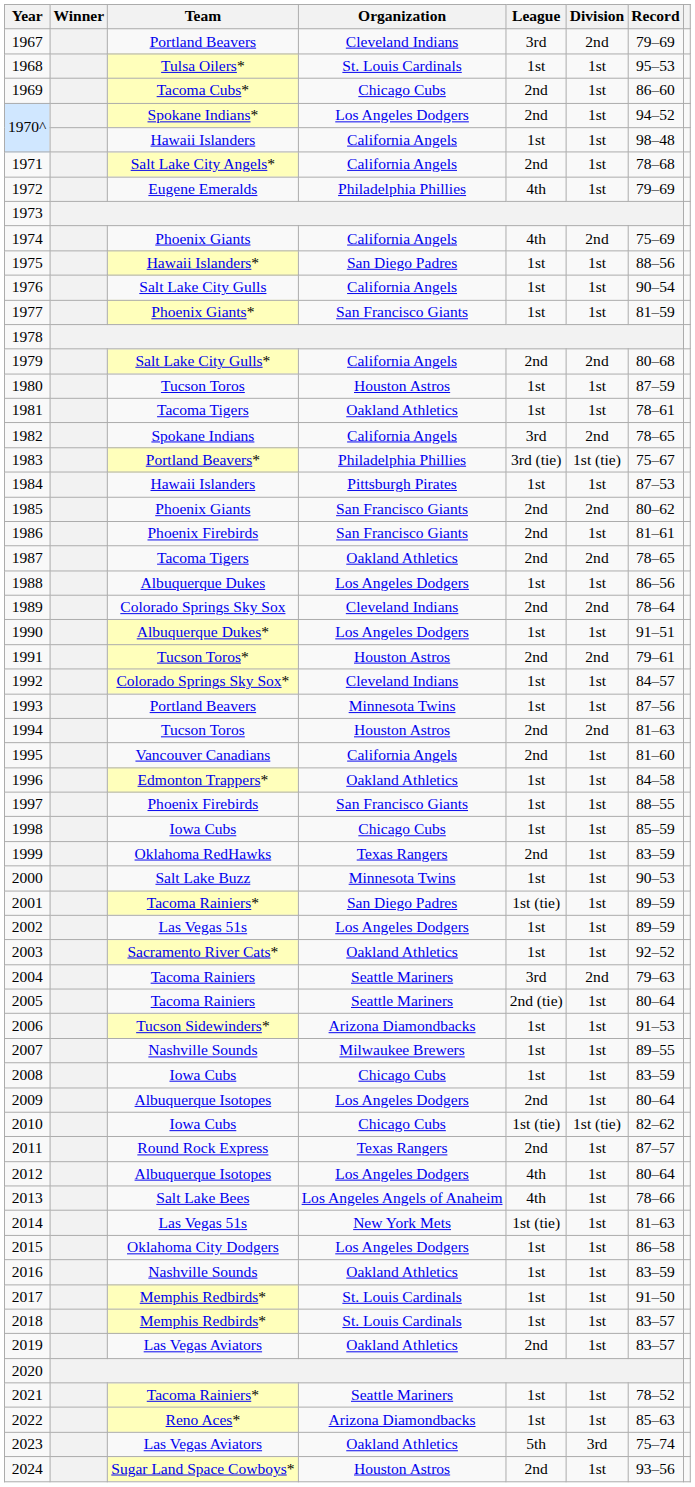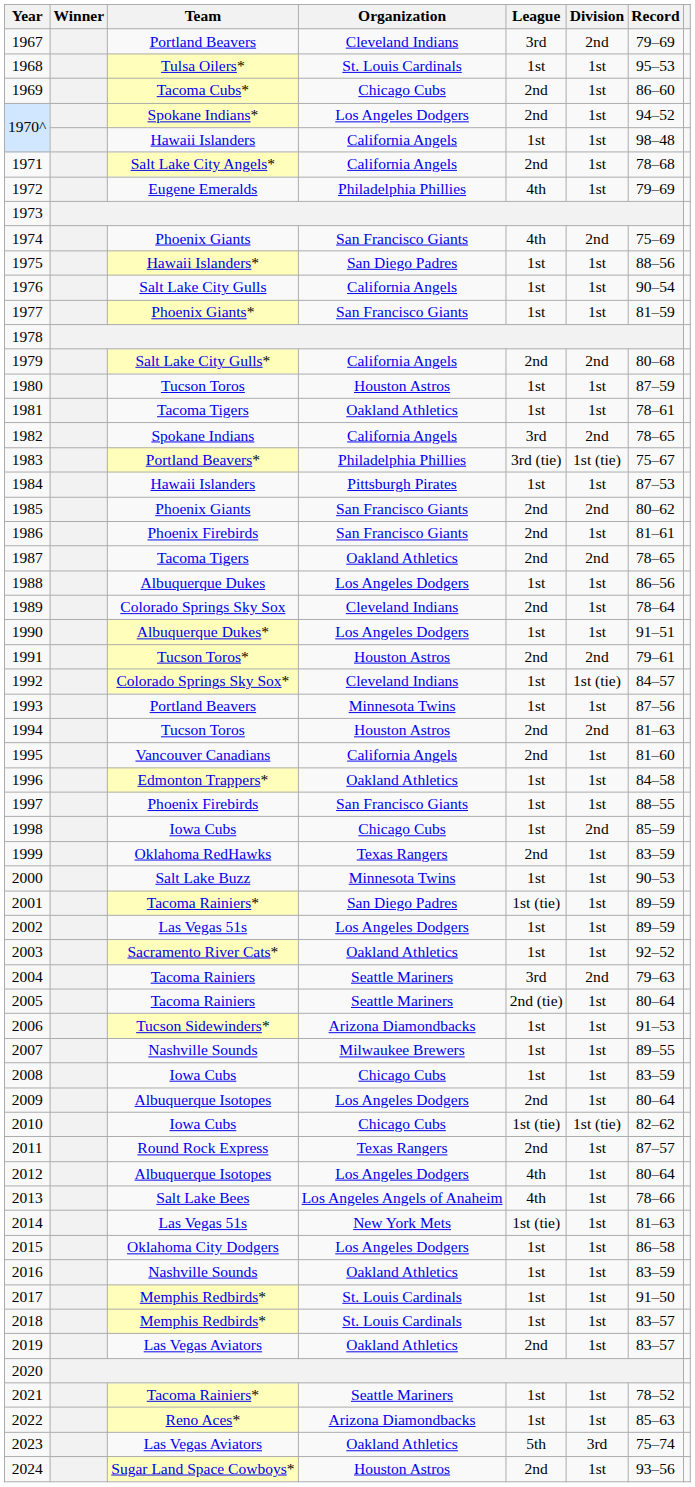(402, 238) California Angels -> (402, 238) San Francisco Giants
(597, 607) 2nd -> (597, 607) 1st
(597, 681) 1st -> (597, 681) 1st (tie)
(597, 829) 1st -> (597, 829) 2nd
